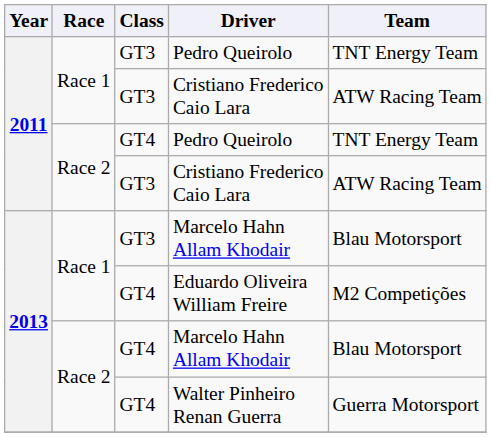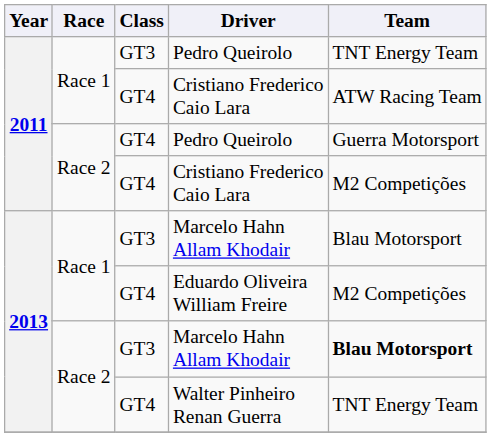(137, 96) GT3 -> (137, 96) GT4
(405, 140) TNT Energy Team -> (406, 140) Guerra Motorsport
(137, 183) GT3 -> (137, 183) GT4
(407, 183) ATW Racing Team -> (399, 183) M2 Competições
(137, 348) GT4 -> (137, 348) GT3
(397, 348) normal -> (403, 348) bold
(406, 404) Guerra Motorsport -> (405, 404) TNT Energy Team
